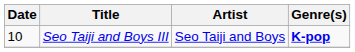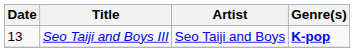(15, 36) 10 -> (15, 36) 13
